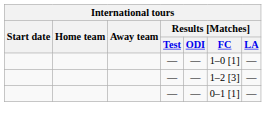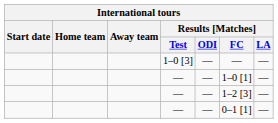+ row: (28, 61)
